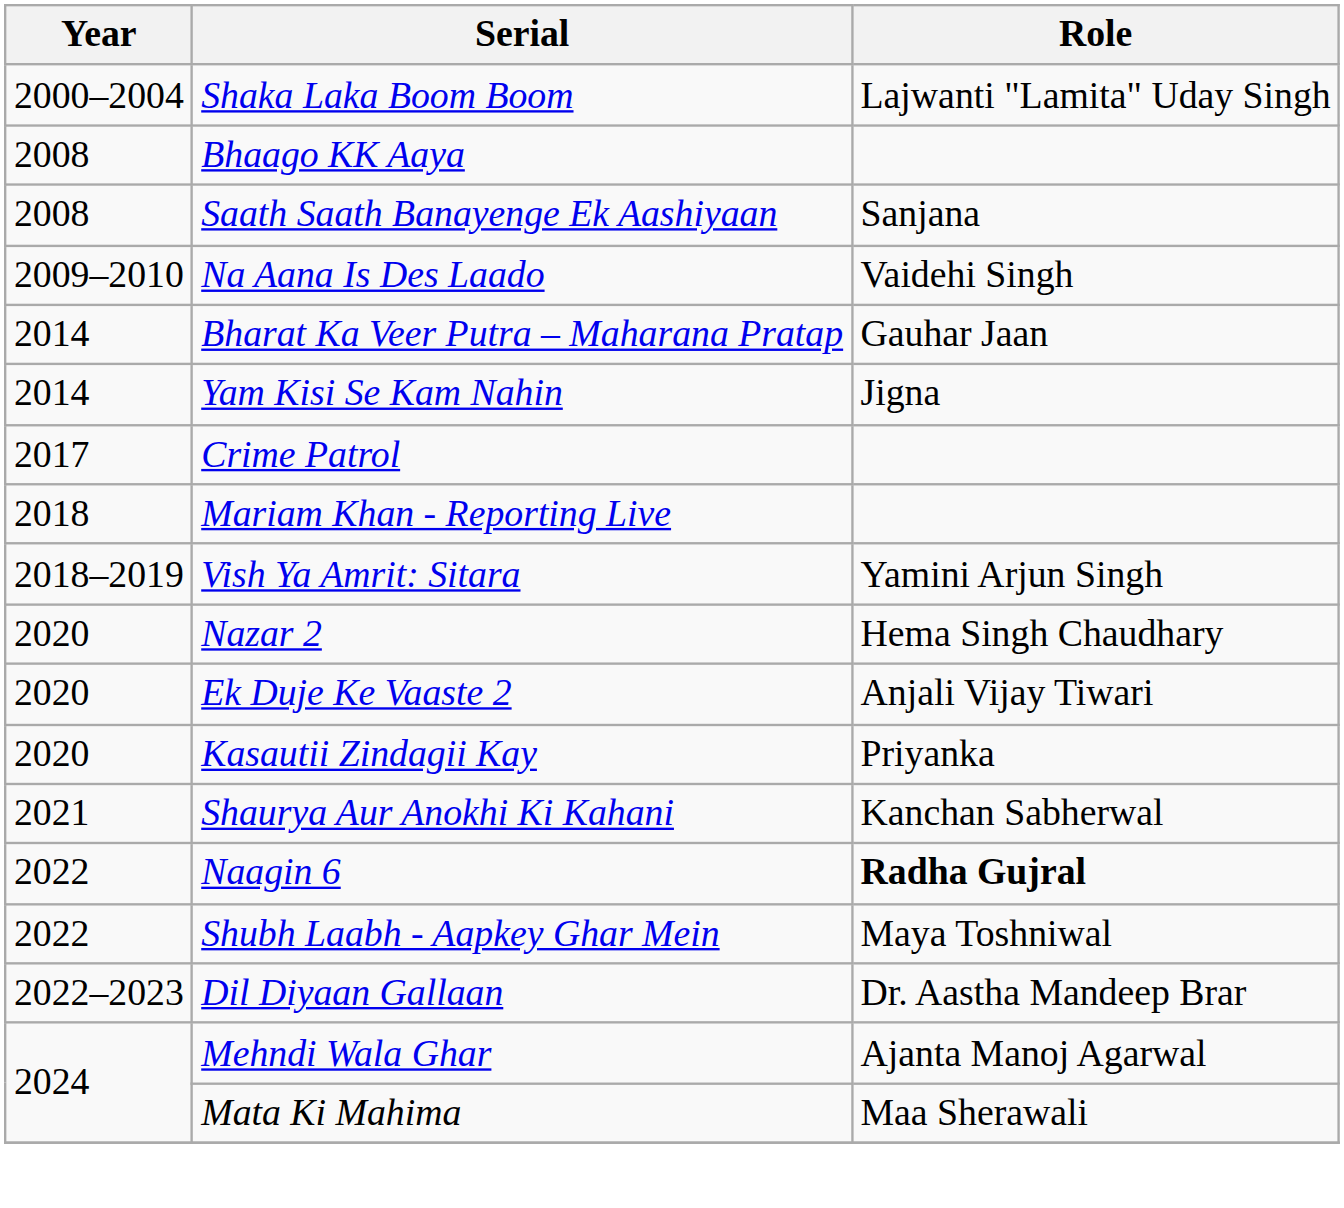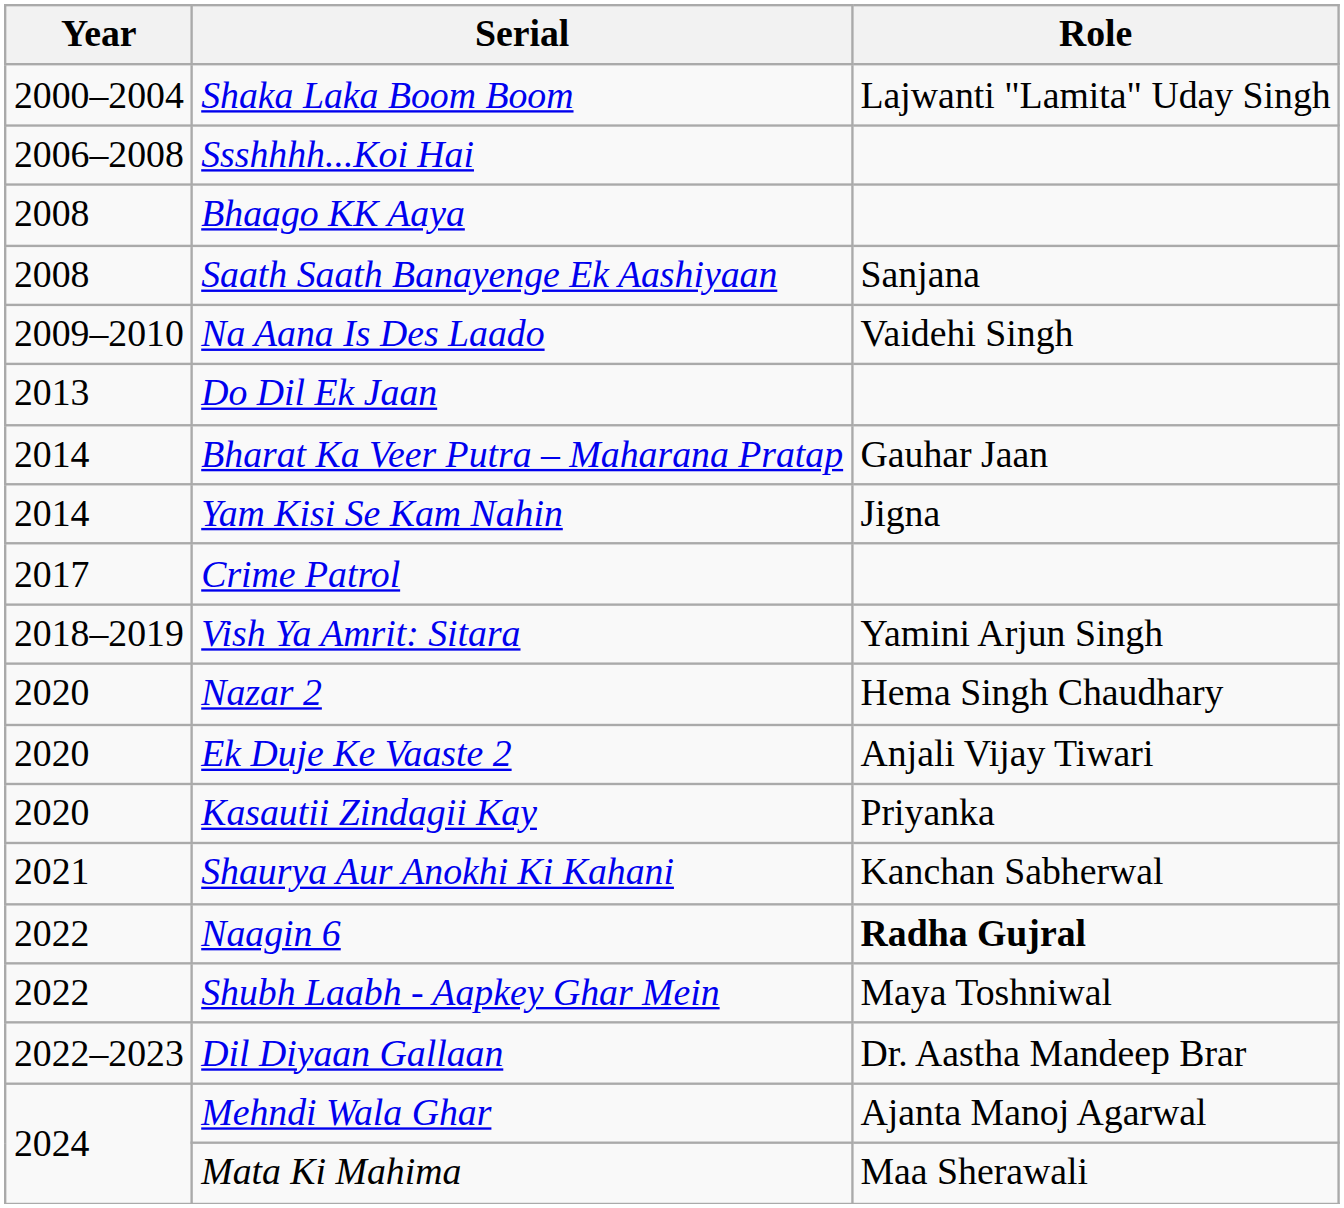+ row: (338, 154)
+ row: (319, 393)
- row: (436, 513)
